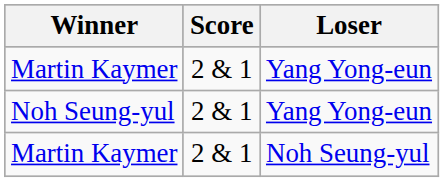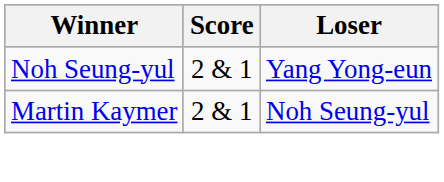- row: (94, 68)
